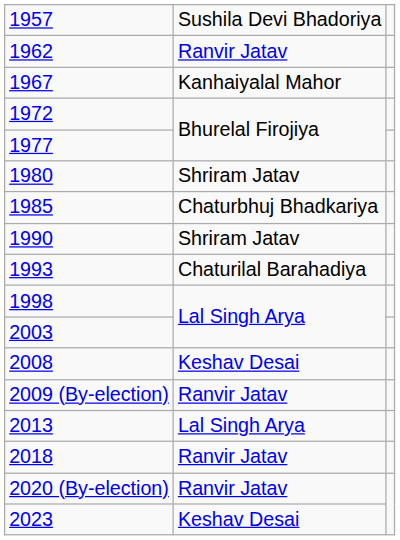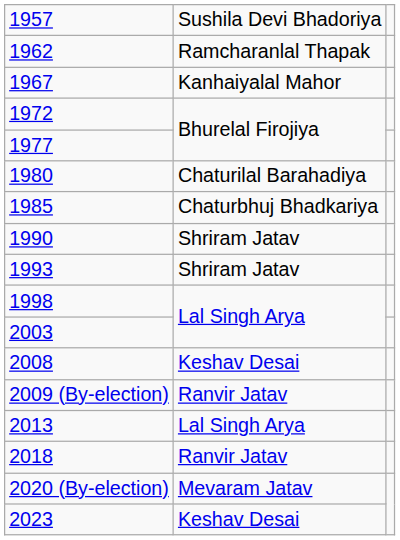(233, 51) Ranvir Jatav -> (274, 51) Ramcharanlal Thapak
(239, 176) Shriram Jatav -> (272, 176) Chaturilal Barahadiya
(272, 269) Chaturilal Barahadiya -> (239, 269) Shriram Jatav
(233, 488) Ranvir Jatav -> (245, 488) Mevaram Jatav
